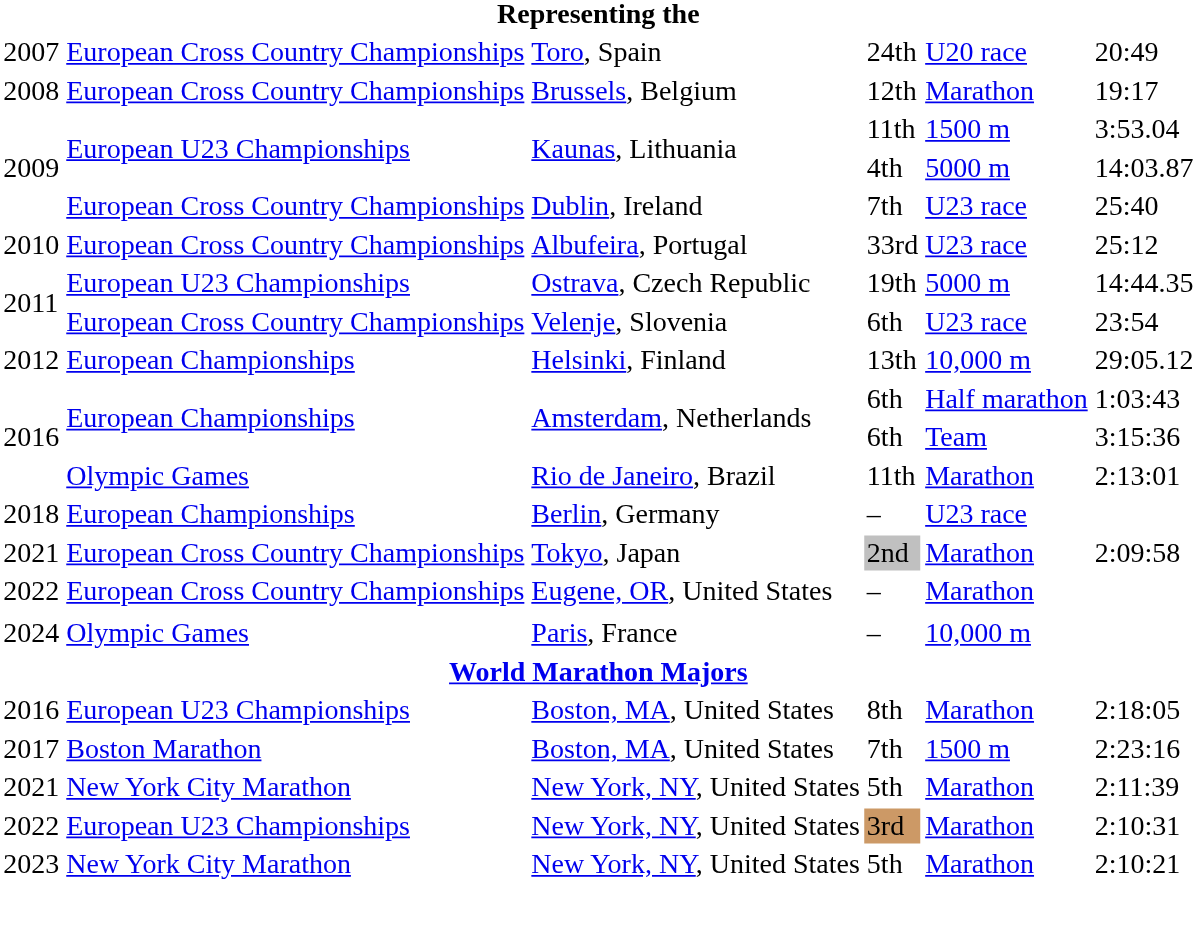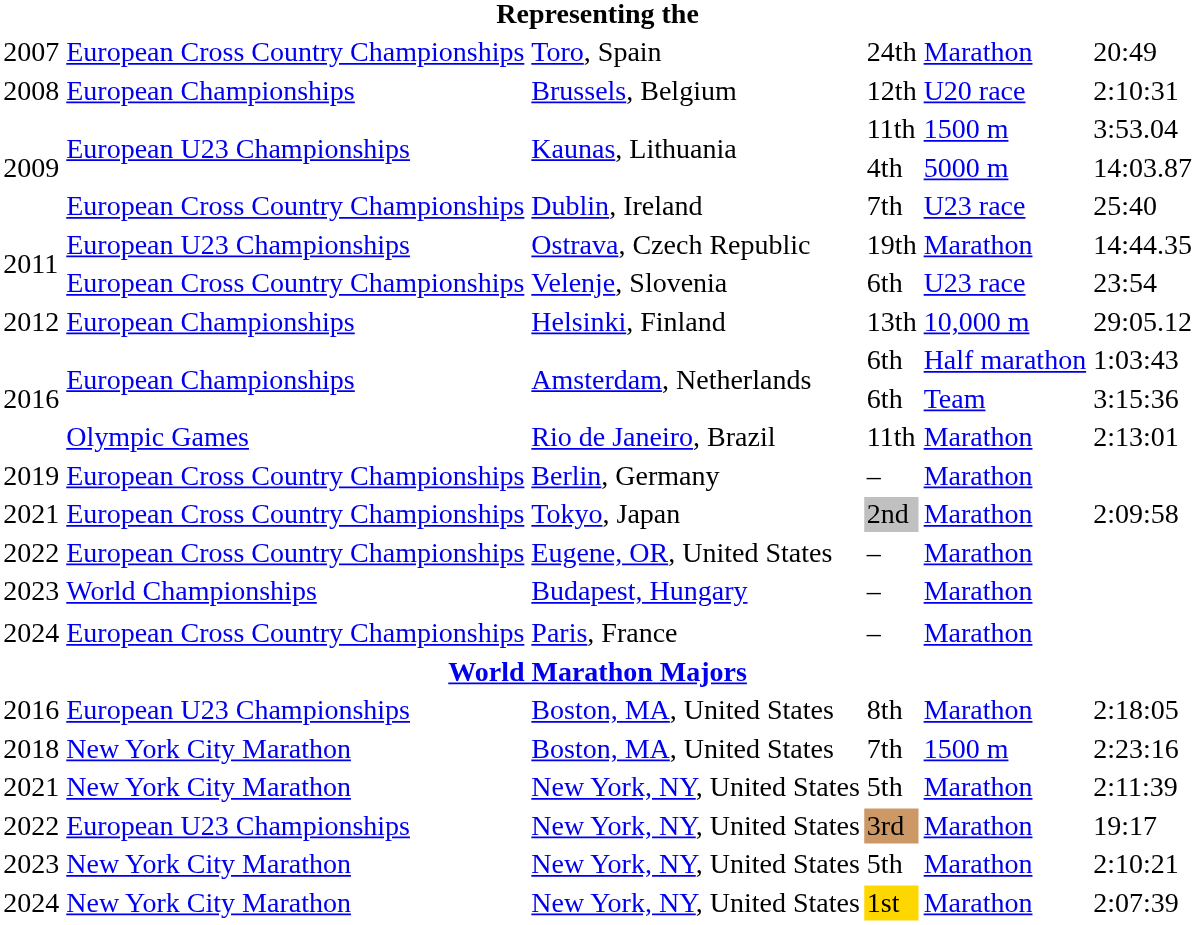(976, 52) U20 race -> (978, 52) Marathon
(295, 90) European Cross Country Championships -> (211, 90) European Championships
(980, 90) Marathon -> (975, 90) U20 race
(1127, 90) 19:17 -> (1136, 90) 2:10:31
- row: (639, 244)
(968, 283) 5000 m -> (978, 244) Marathon
(31, 514) 2018 -> (31, 475) 2019
(211, 514) European Championships -> (295, 475) European Cross Country Championships
(976, 514) U23 race -> (978, 475) Marathon
+ row: (639, 591)
(158, 633) Olympic Games -> (295, 633) European Cross Country Championships
(978, 633) 10,000 m -> (978, 633) Marathon
(31, 748) 2017 -> (31, 748) 2018
(164, 748) Boston Marathon -> (209, 748) New York City Marathon
(1137, 825) 2:10:31 -> (1125, 825) 19:17
+ row: (696, 902)
